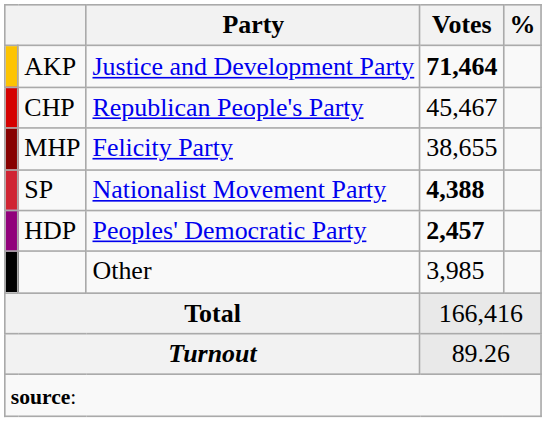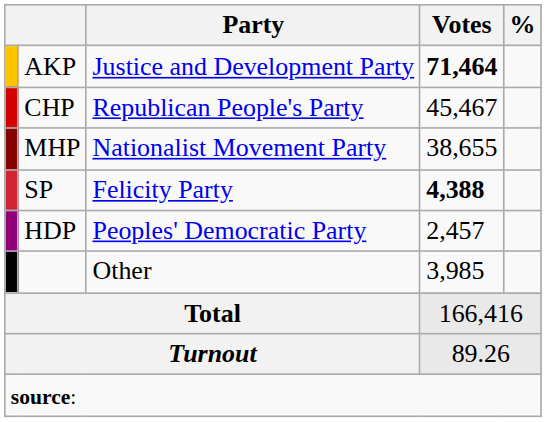(163, 148) Felicity Party -> (239, 148) Nationalist Movement Party
(239, 189) Nationalist Movement Party -> (163, 189) Felicity Party
(455, 230) bold -> (455, 230) normal
